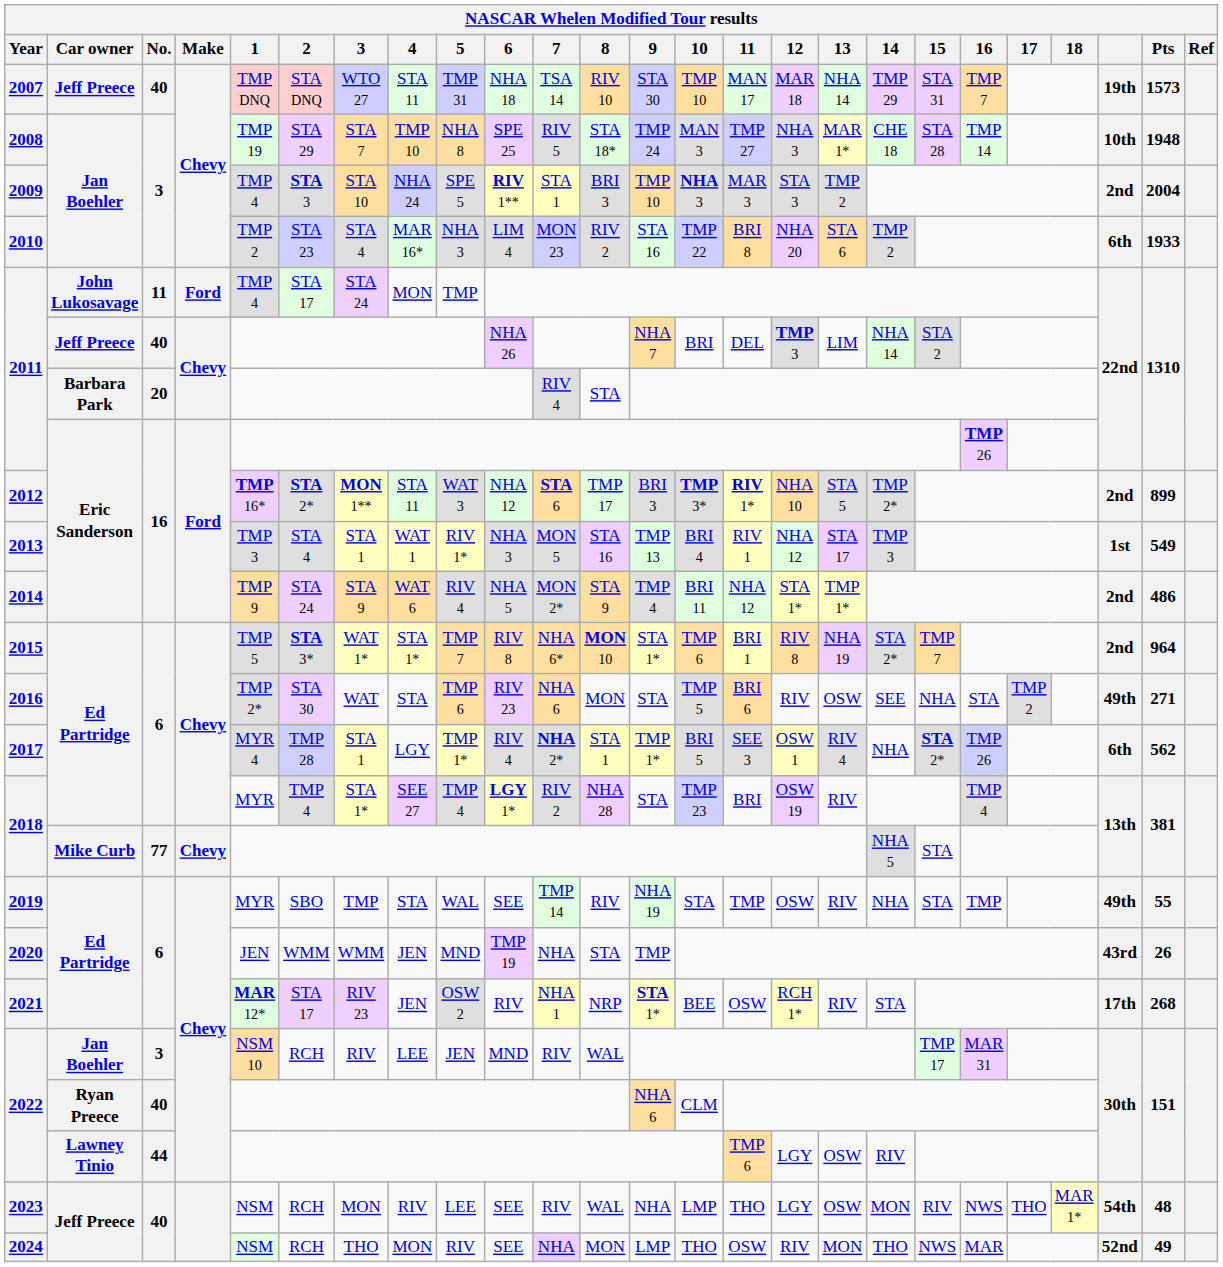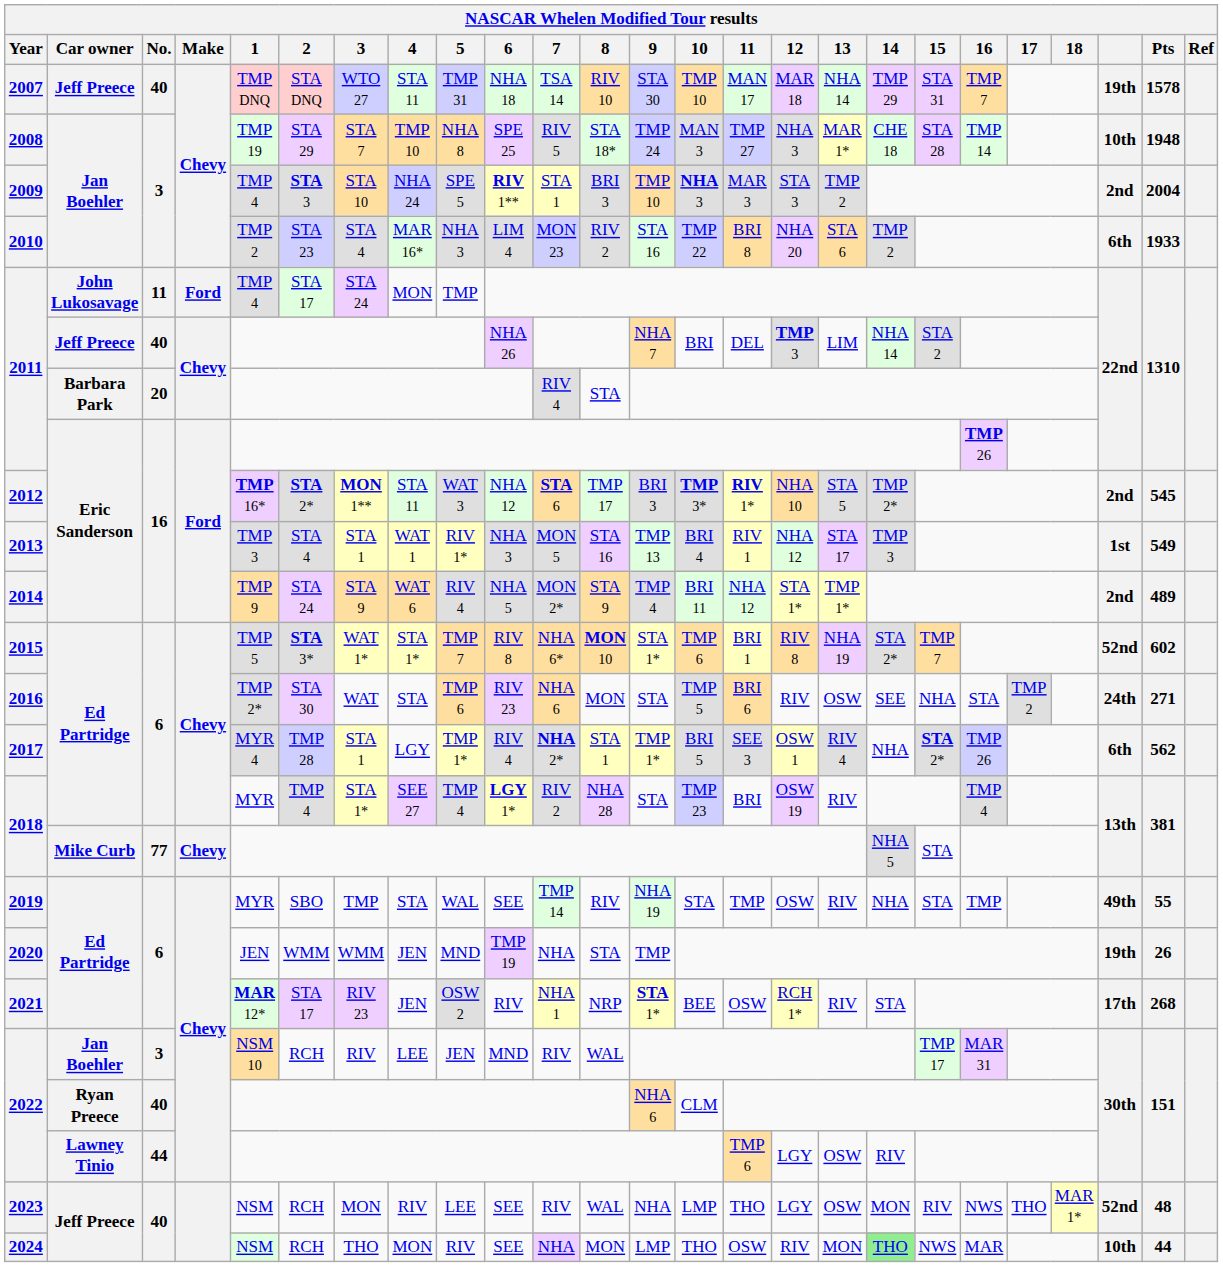(1163, 88) 1573 -> (1163, 88) 1578
(1163, 495) 899 -> (1163, 495) 545
(1163, 597) 486 -> (1163, 597) 489
(1120, 647) 2nd -> (1120, 647) 52nd
(1163, 647) 964 -> (1163, 647) 602
(1120, 698) 49th -> (1120, 698) 24th
(1120, 952) 43rd -> (1120, 952) 19th
(1120, 1206) 54th -> (1120, 1206) 52nd
(890, 1246) no background -> (890, 1246) lightgreen background
(1120, 1246) 52nd -> (1120, 1246) 10th
(1163, 1246) 49 -> (1163, 1246) 44
